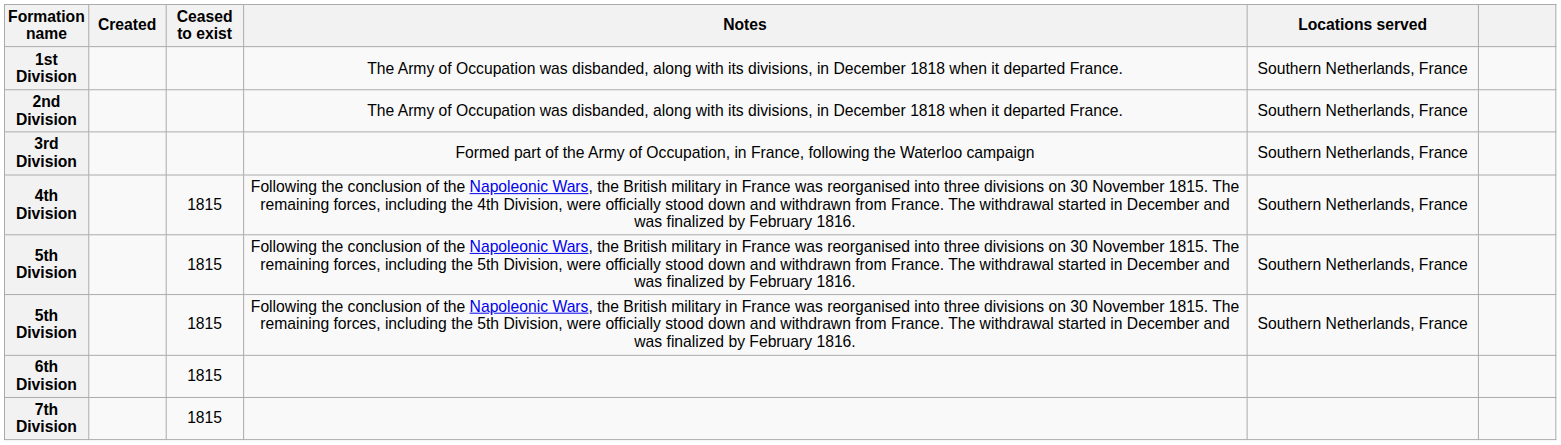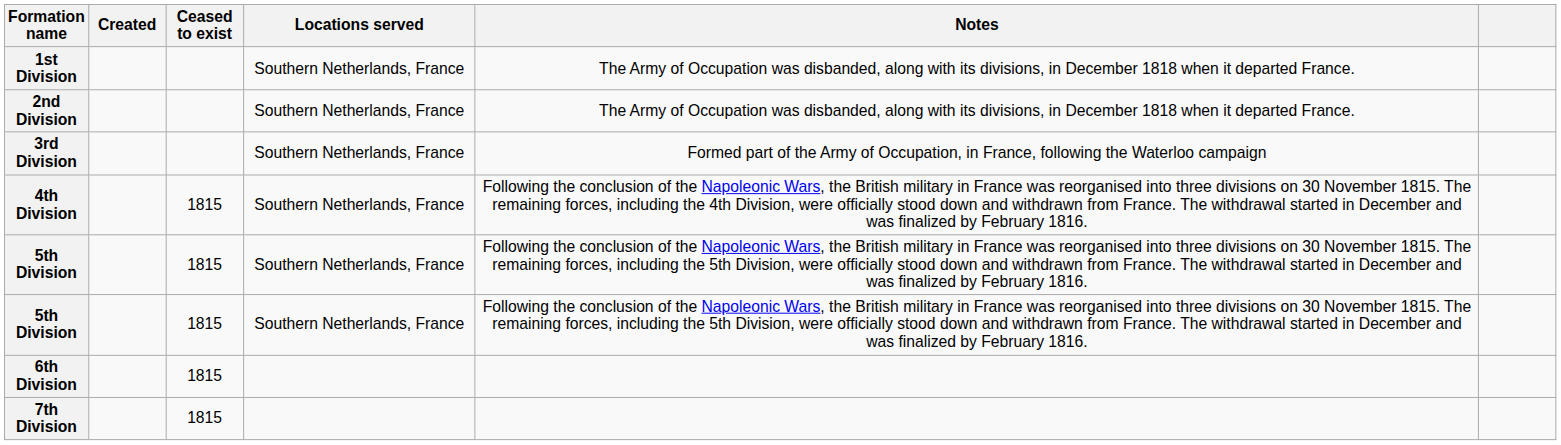columns swapped: (1363, 25) <-> (745, 25)
